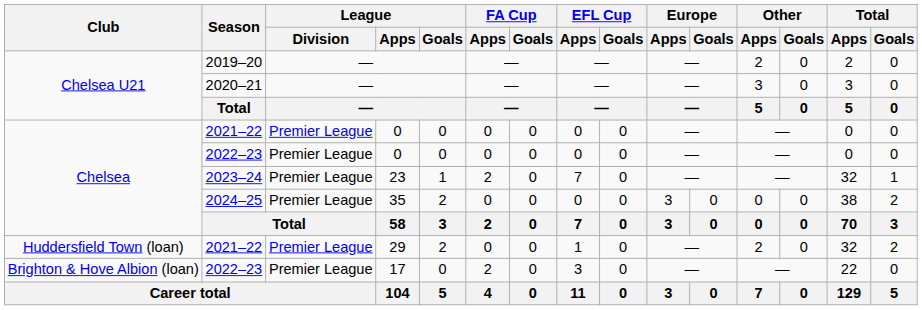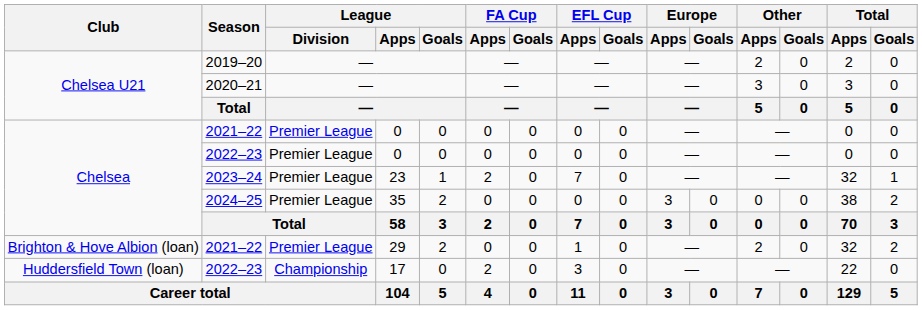(103, 246) Huddersfield Town (loan) -> (103, 246) Brighton & Hove Albion (loan)
(103, 270) Brighton & Hove Albion (loan) -> (103, 270) Huddersfield Town (loan)
(321, 270) Premier League -> (321, 270) Championship
